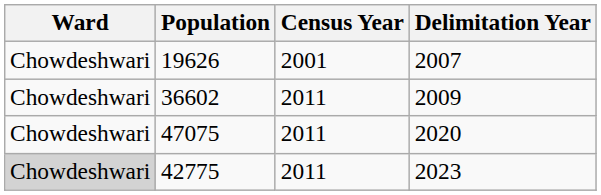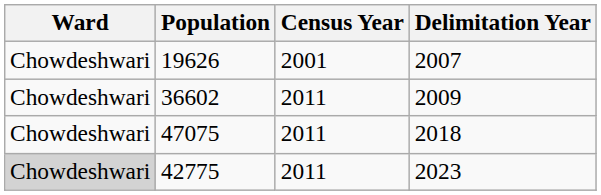(438, 134) 2020 -> (438, 134) 2018
